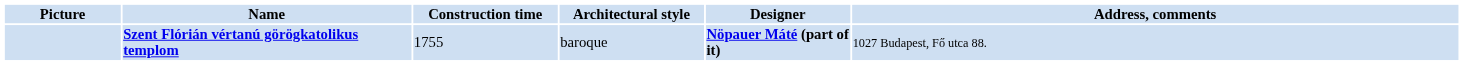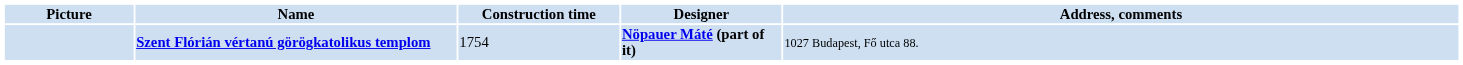- column: (631, 14)
(429, 42) 1755 -> (474, 42) 1754
